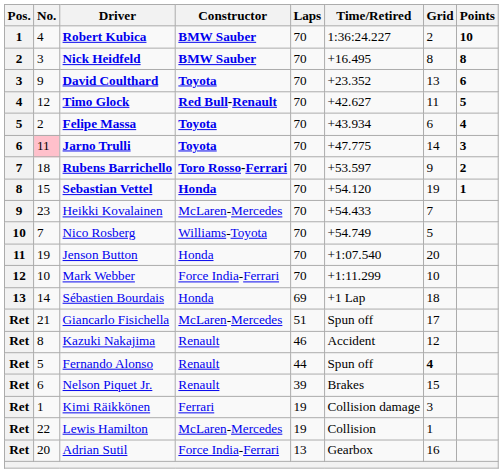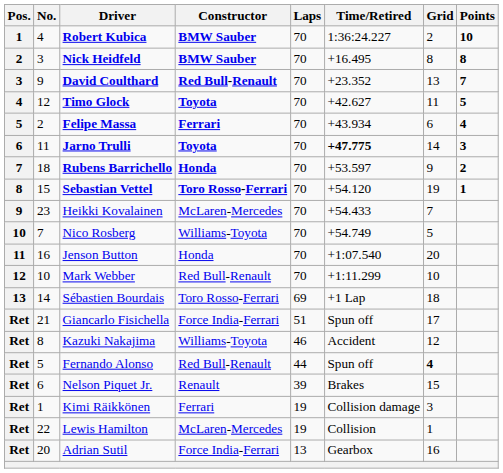(198, 80) Toyota -> (228, 80) Red Bull-Renault
(463, 80) 6 -> (463, 80) 7
(228, 102) Red Bull-Renault -> (198, 102) Toyota
(198, 123) Toyota -> (199, 123) Ferrari
(43, 145) pink background -> (43, 145) no background
(349, 145) normal -> (349, 145) bold
(233, 167) Toro Rosso-Ferrari -> (197, 167) Honda
(197, 189) Honda -> (233, 189) Toro Rosso-Ferrari
(44, 254) 19 -> (44, 254) 16
(229, 276) Force India-Ferrari -> (225, 276) Red Bull-Renault
(196, 297) Honda -> (229, 297) Toro Rosso-Ferrari
(230, 319) McLaren-Mercedes -> (229, 319) Force India-Ferrari
(199, 341) Renault -> (223, 341) Williams-Toyota
(199, 363) Renault -> (225, 363) Red Bull-Renault
